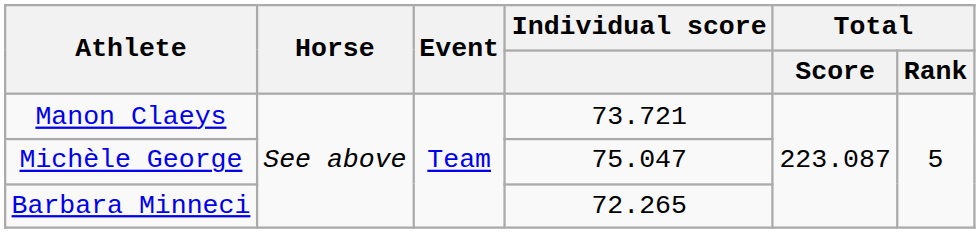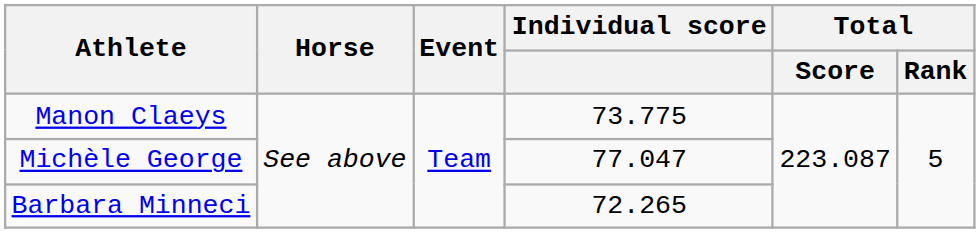(639, 116) 73.721 -> (639, 116) 73.775
(639, 161) 75.047 -> (639, 161) 77.047
